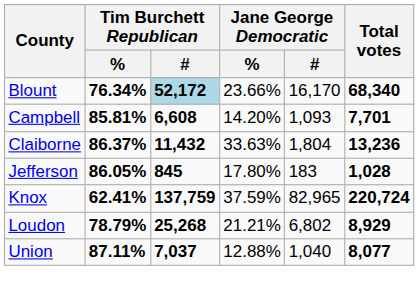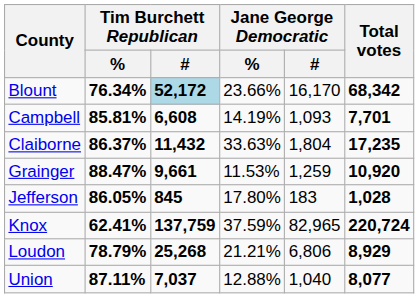(374, 90) 68,340 -> (374, 90) 68,342
(252, 117) 14.20% -> (252, 117) 14.19%
(374, 144) 13,236 -> (374, 144) 17,235
+ row: (41, 171)
(310, 225) 6,802 -> (310, 252) 6,806
